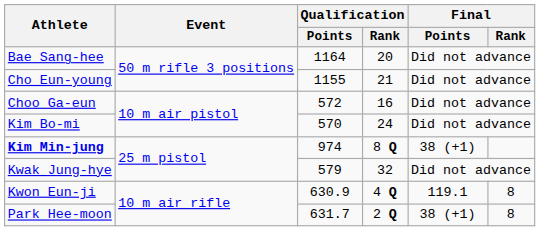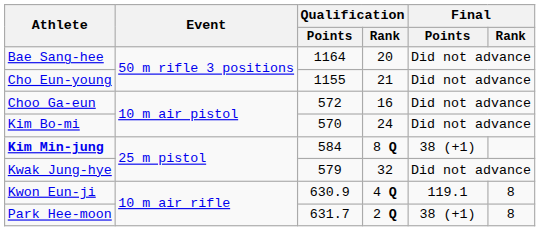(330, 147) 974 -> (330, 147) 584
